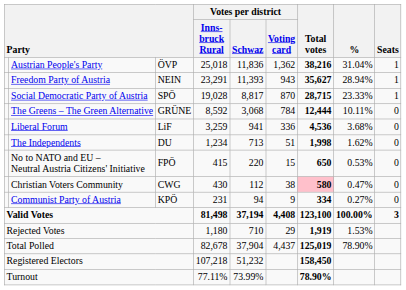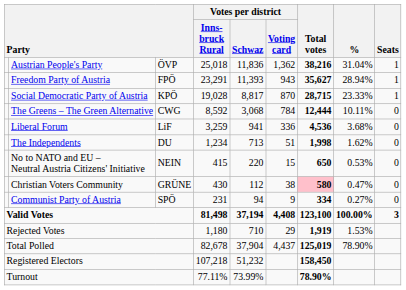(169, 80) NEIN -> (167, 80) FPÖ
(167, 96) SPÖ -> (167, 96) KPÖ
(174, 111) GRÜNE -> (169, 111) CWG
(167, 163) FPÖ -> (169, 163) NEIN
(169, 184) CWG -> (174, 184) GRÜNE
(167, 199) KPÖ -> (167, 199) SPÖ
